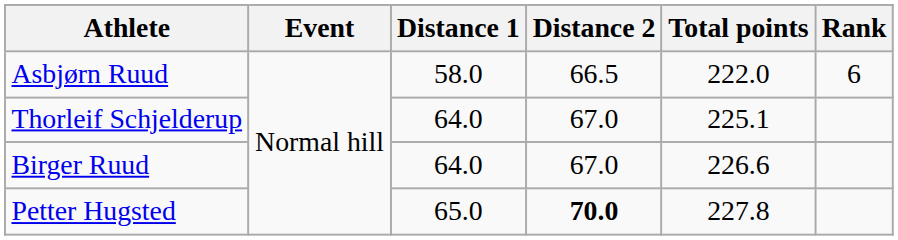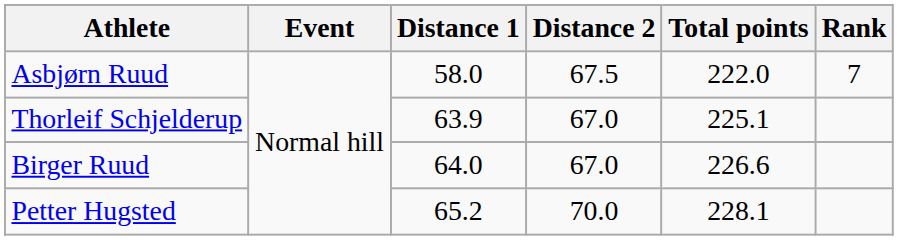(594, 73) 66.5 -> (594, 73) 67.5
(854, 73) 6 -> (854, 73) 7
(458, 119) 64.0 -> (458, 119) 63.9
(458, 211) 65.0 -> (458, 211) 65.2
(594, 211) bold -> (594, 211) normal
(738, 211) 227.8 -> (738, 211) 228.1
